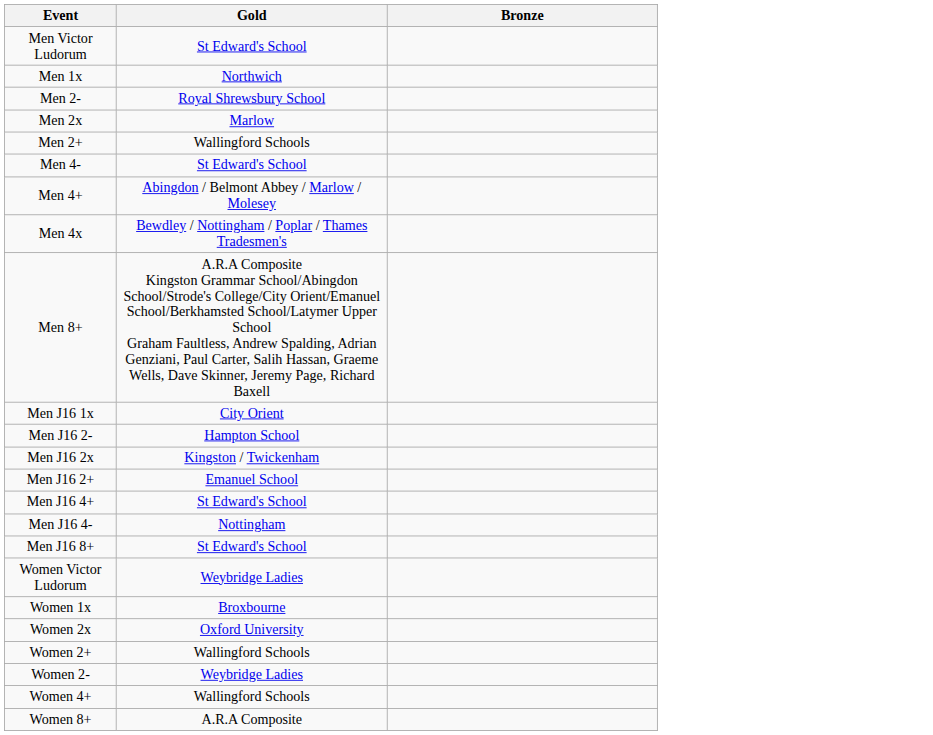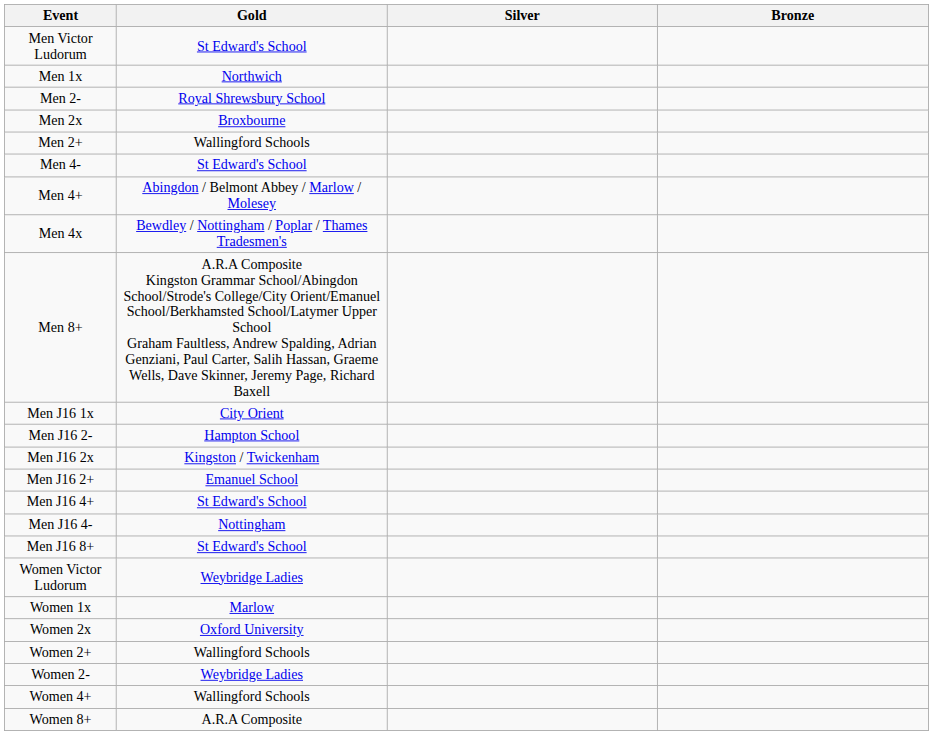+ column: (522, 15)
(252, 120) Marlow -> (252, 120) Broxbourne
(252, 607) Broxbourne -> (252, 607) Marlow
